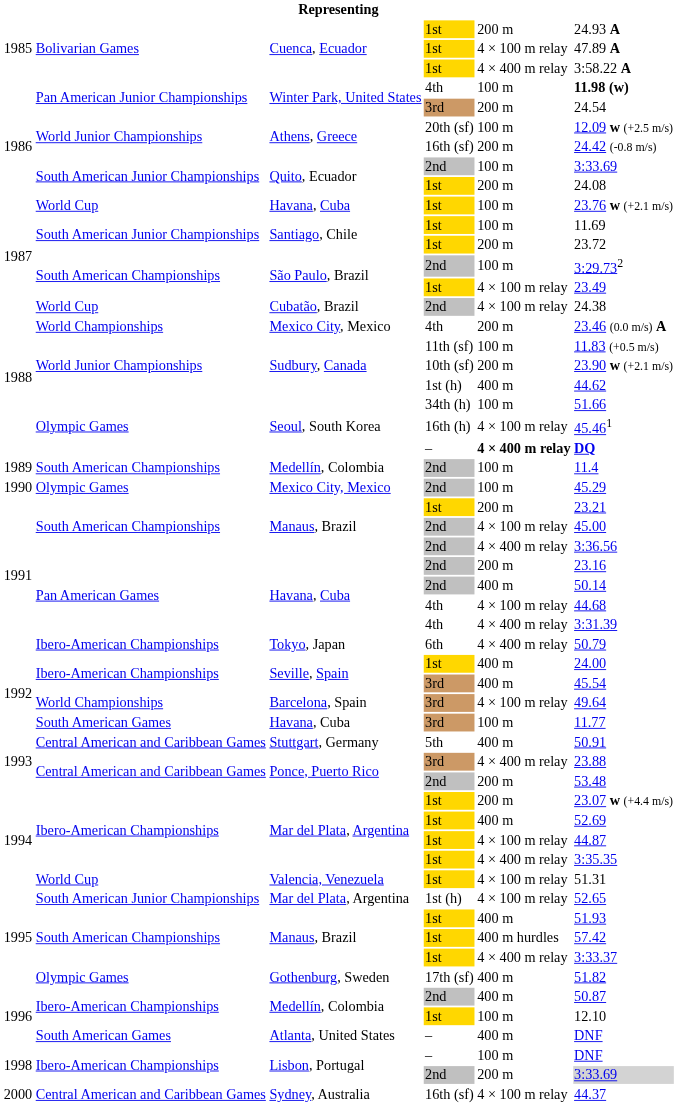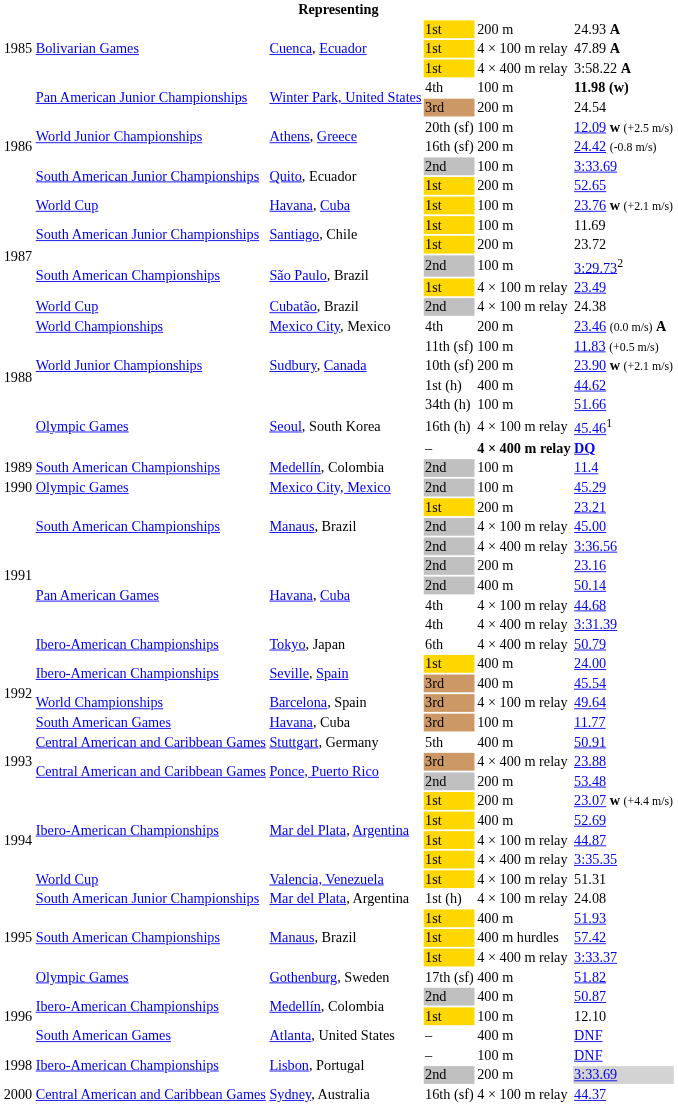(590, 185) 24.08 -> (590, 185) 52.65
(590, 898) 52.65 -> (590, 898) 24.08
